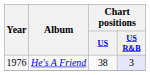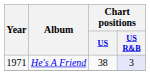(17, 63) 1976 -> (17, 63) 1971
